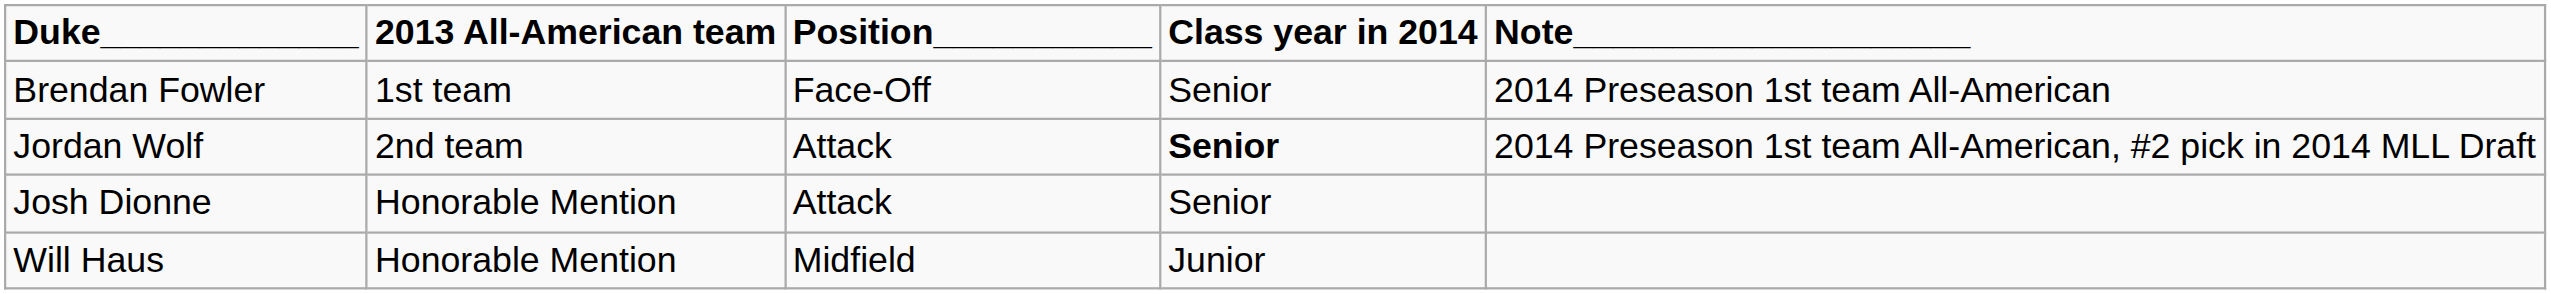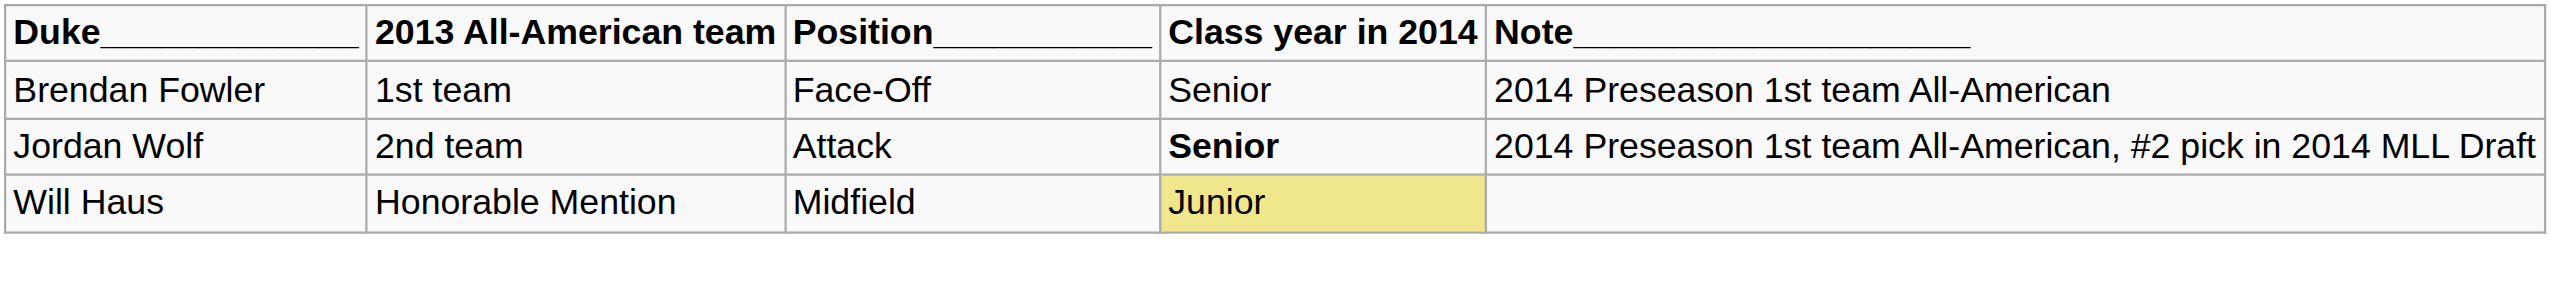- row: (113, 202)
(1217, 259) no background -> (1217, 202) khaki background
